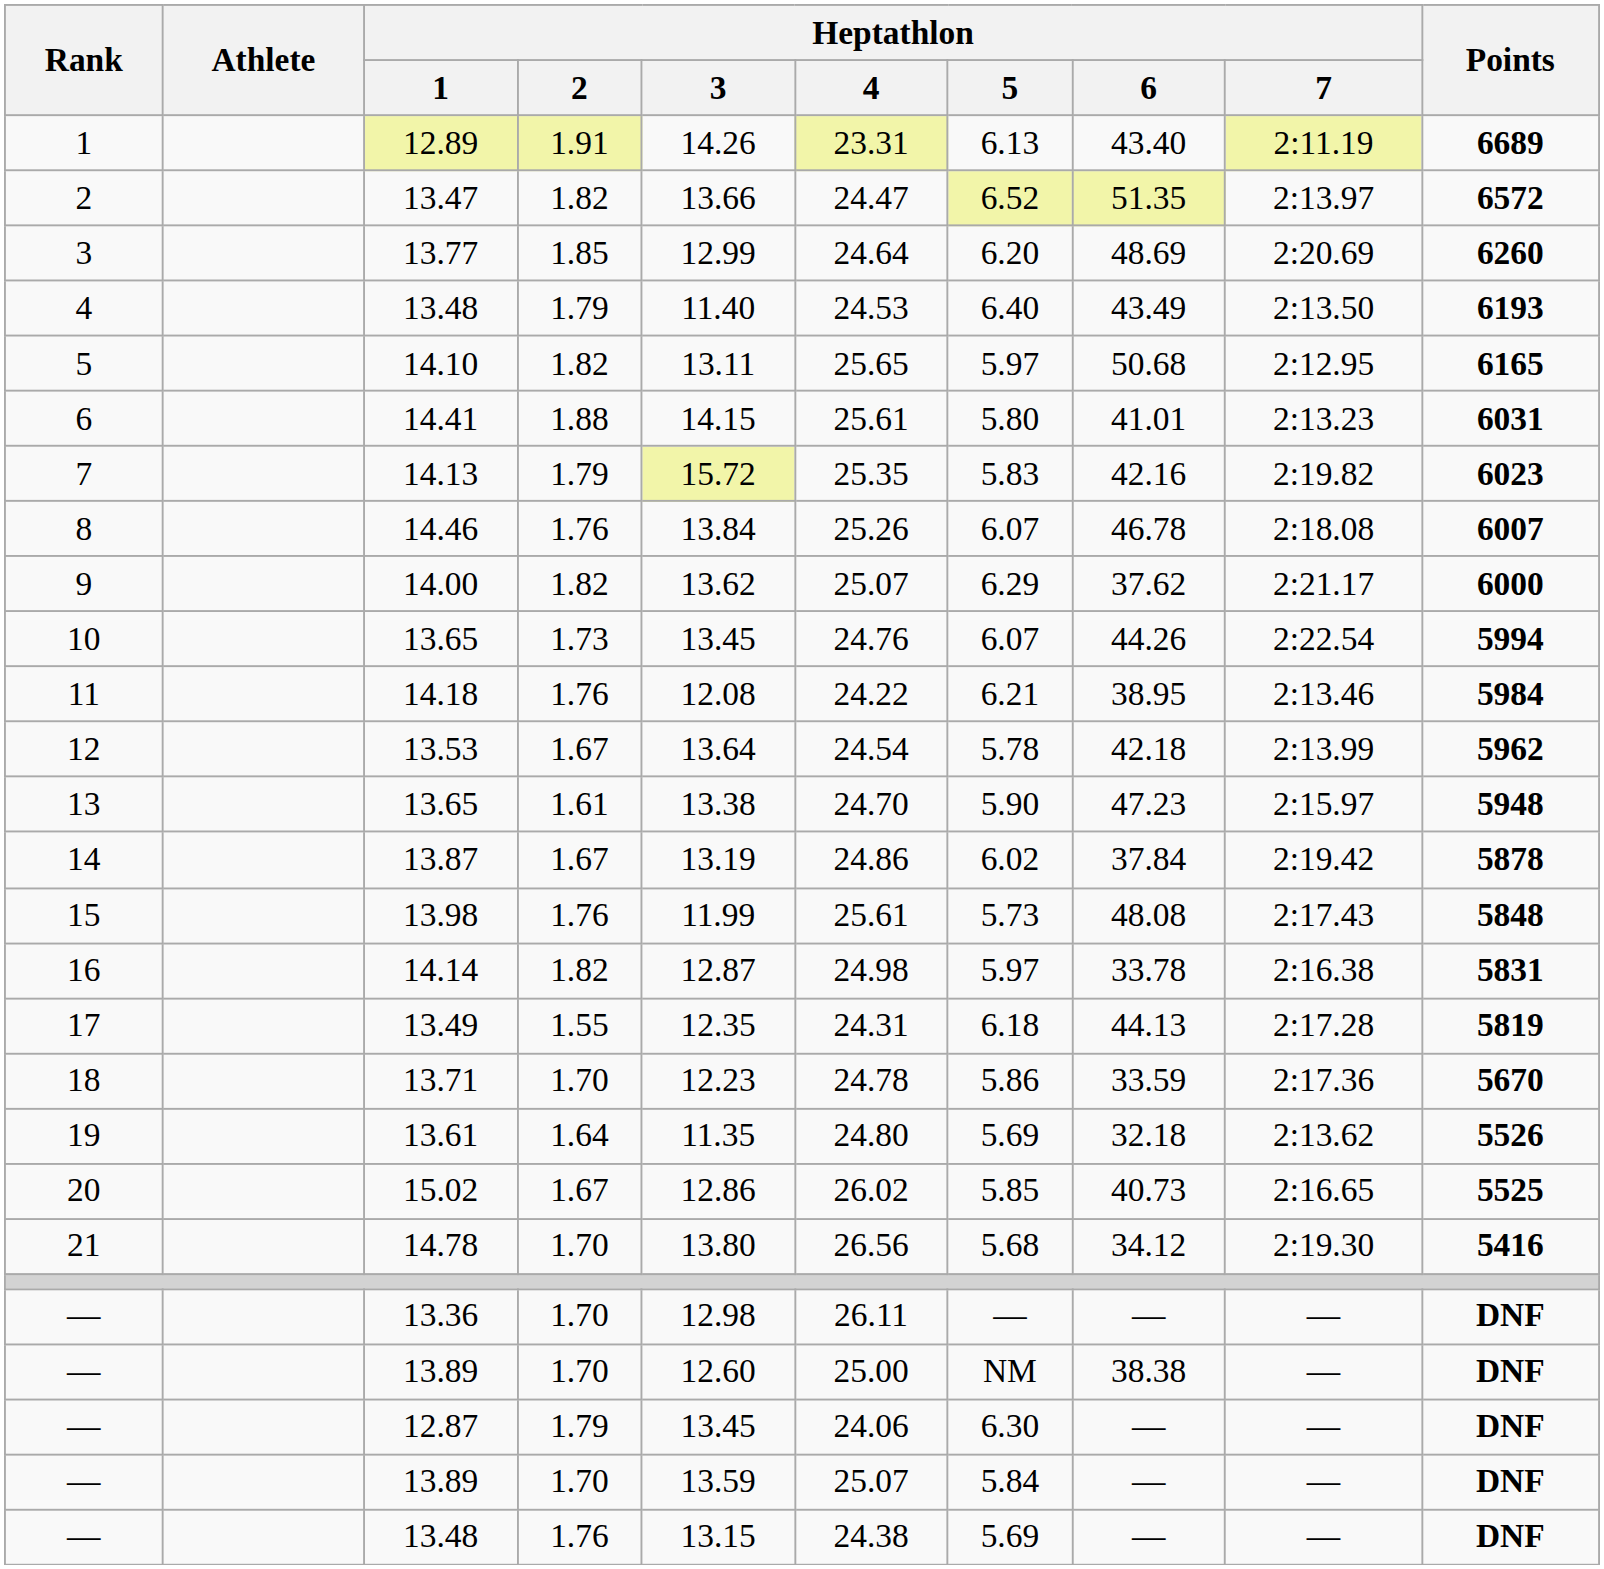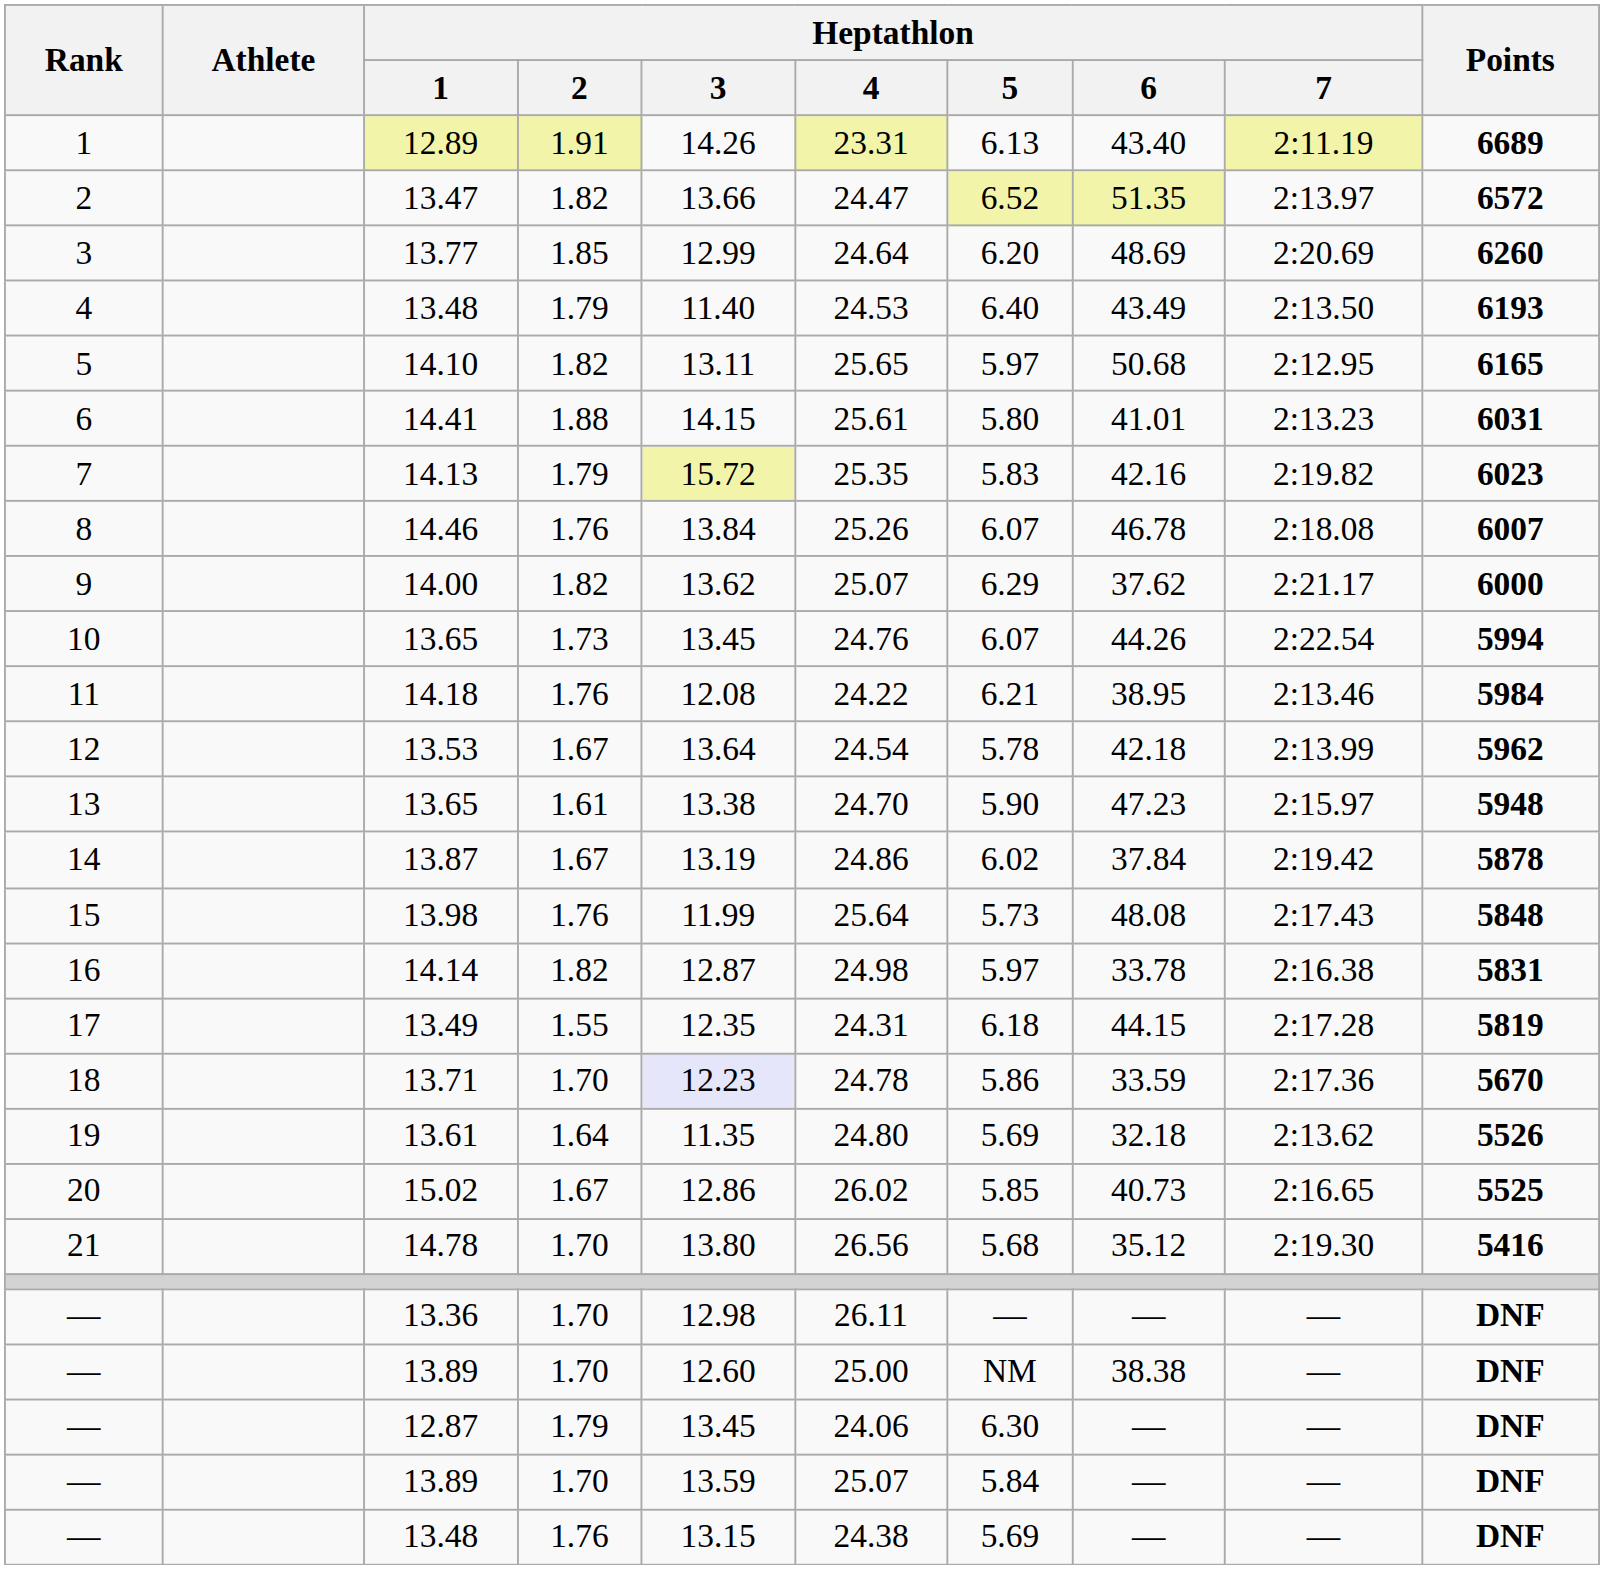(871, 914) 25.61 -> (871, 914) 25.64
(1149, 1024) 44.13 -> (1149, 1024) 44.15
(718, 1079) no background -> (718, 1079) lavender background
(1149, 1245) 34.12 -> (1149, 1245) 35.12
